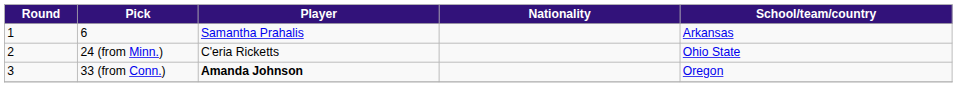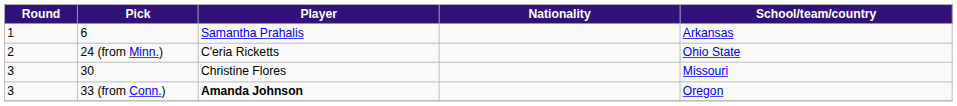+ row: (87, 71)
